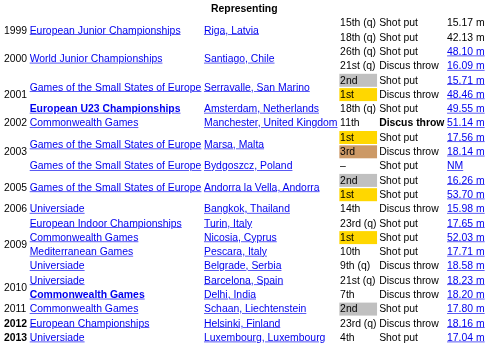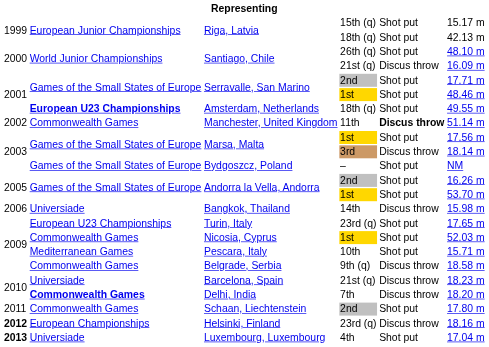(466, 80) 15.71 m -> (466, 80) 17.71 m
(409, 94) Discus throw -> (399, 94) Shot put
(106, 223) European Indoor Championships -> (101, 223) European U23 Championships
(466, 252) 17.71 m -> (466, 252) 15.71 m
(57, 266) Universiade -> (84, 266) Commonwealth Games
